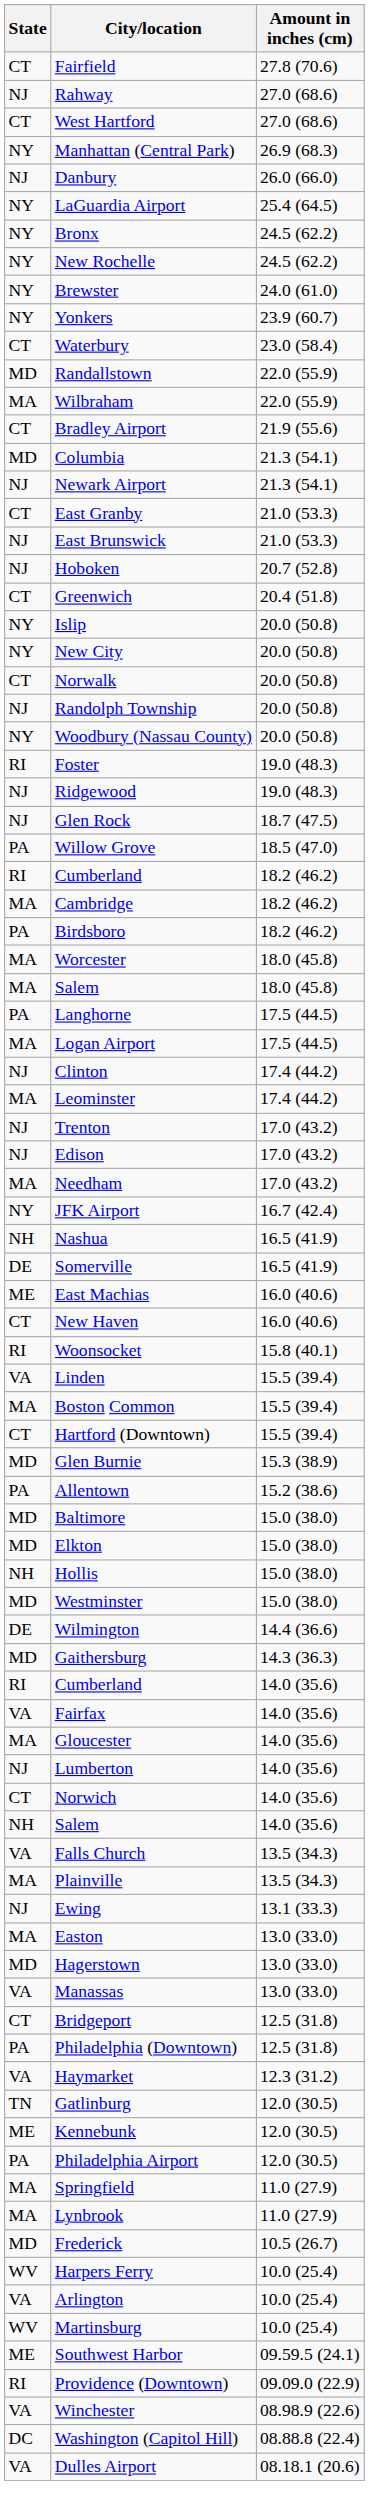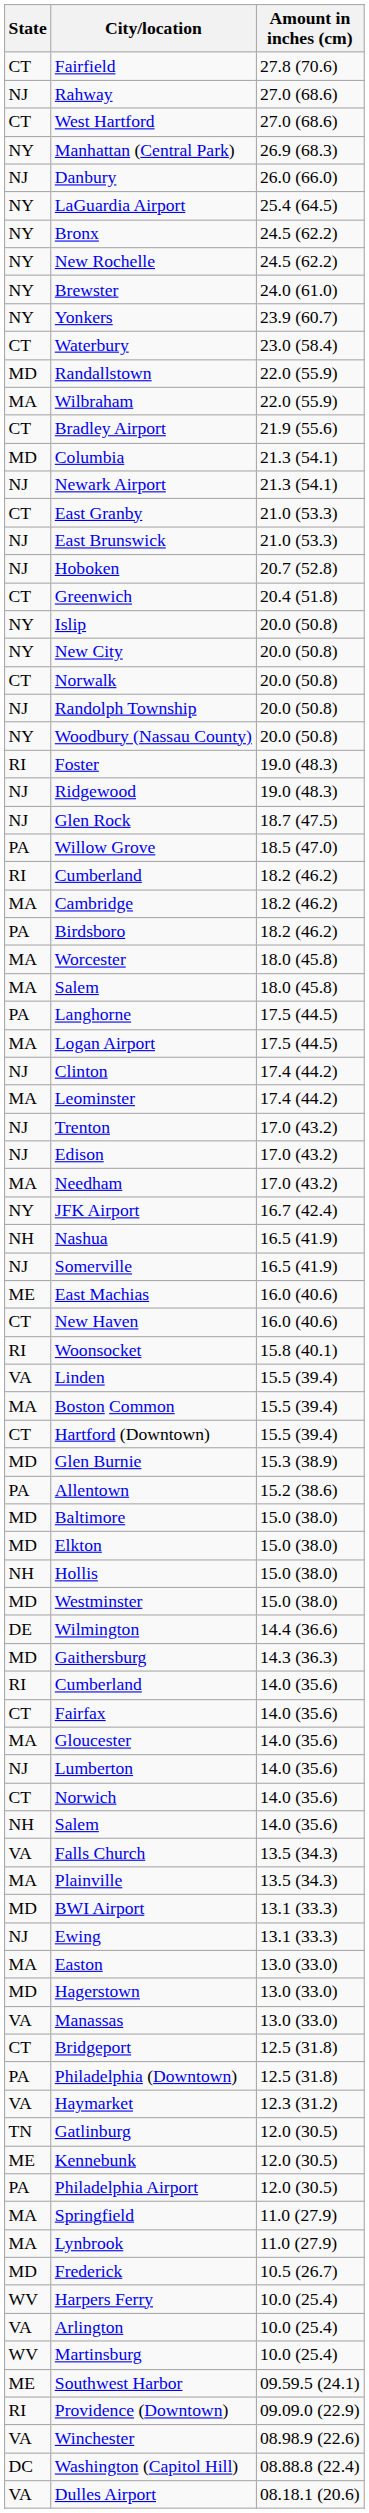(20, 1266) DE -> (18, 1266) NJ
(20, 1713) VA -> (20, 1713) CT
+ row: (100, 1908)
